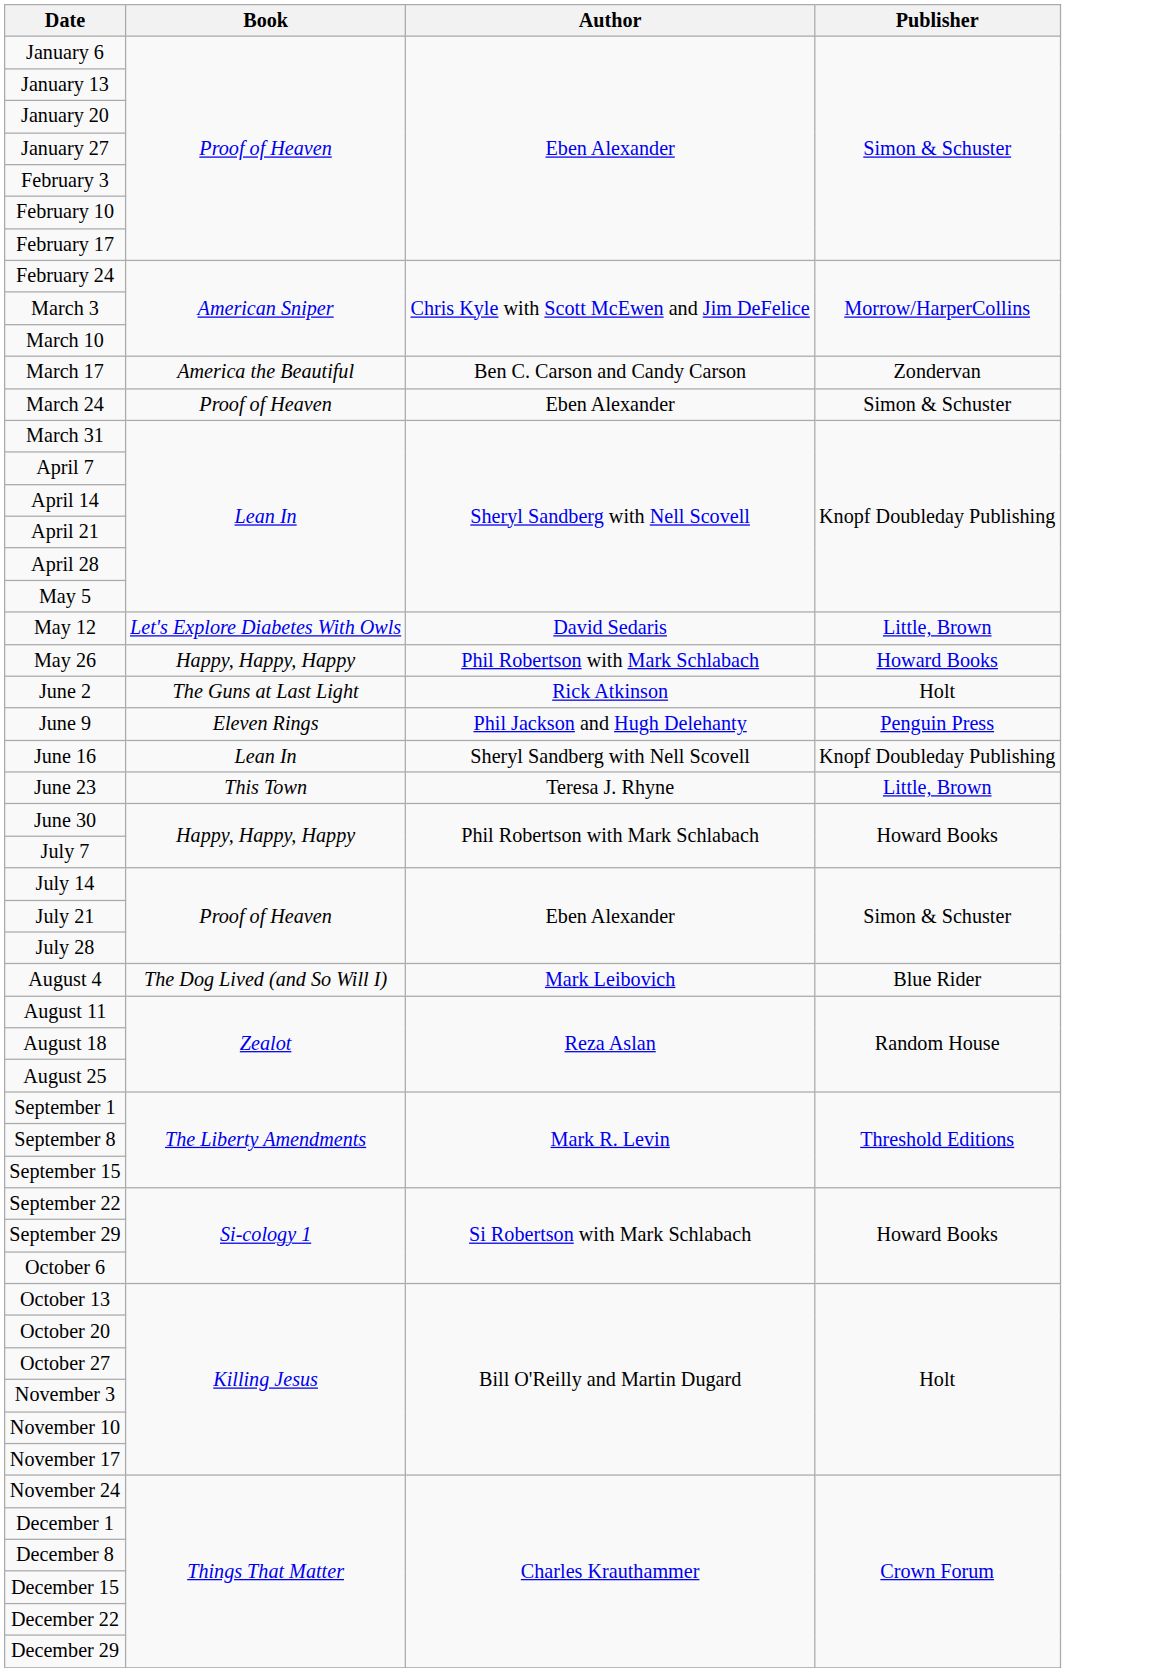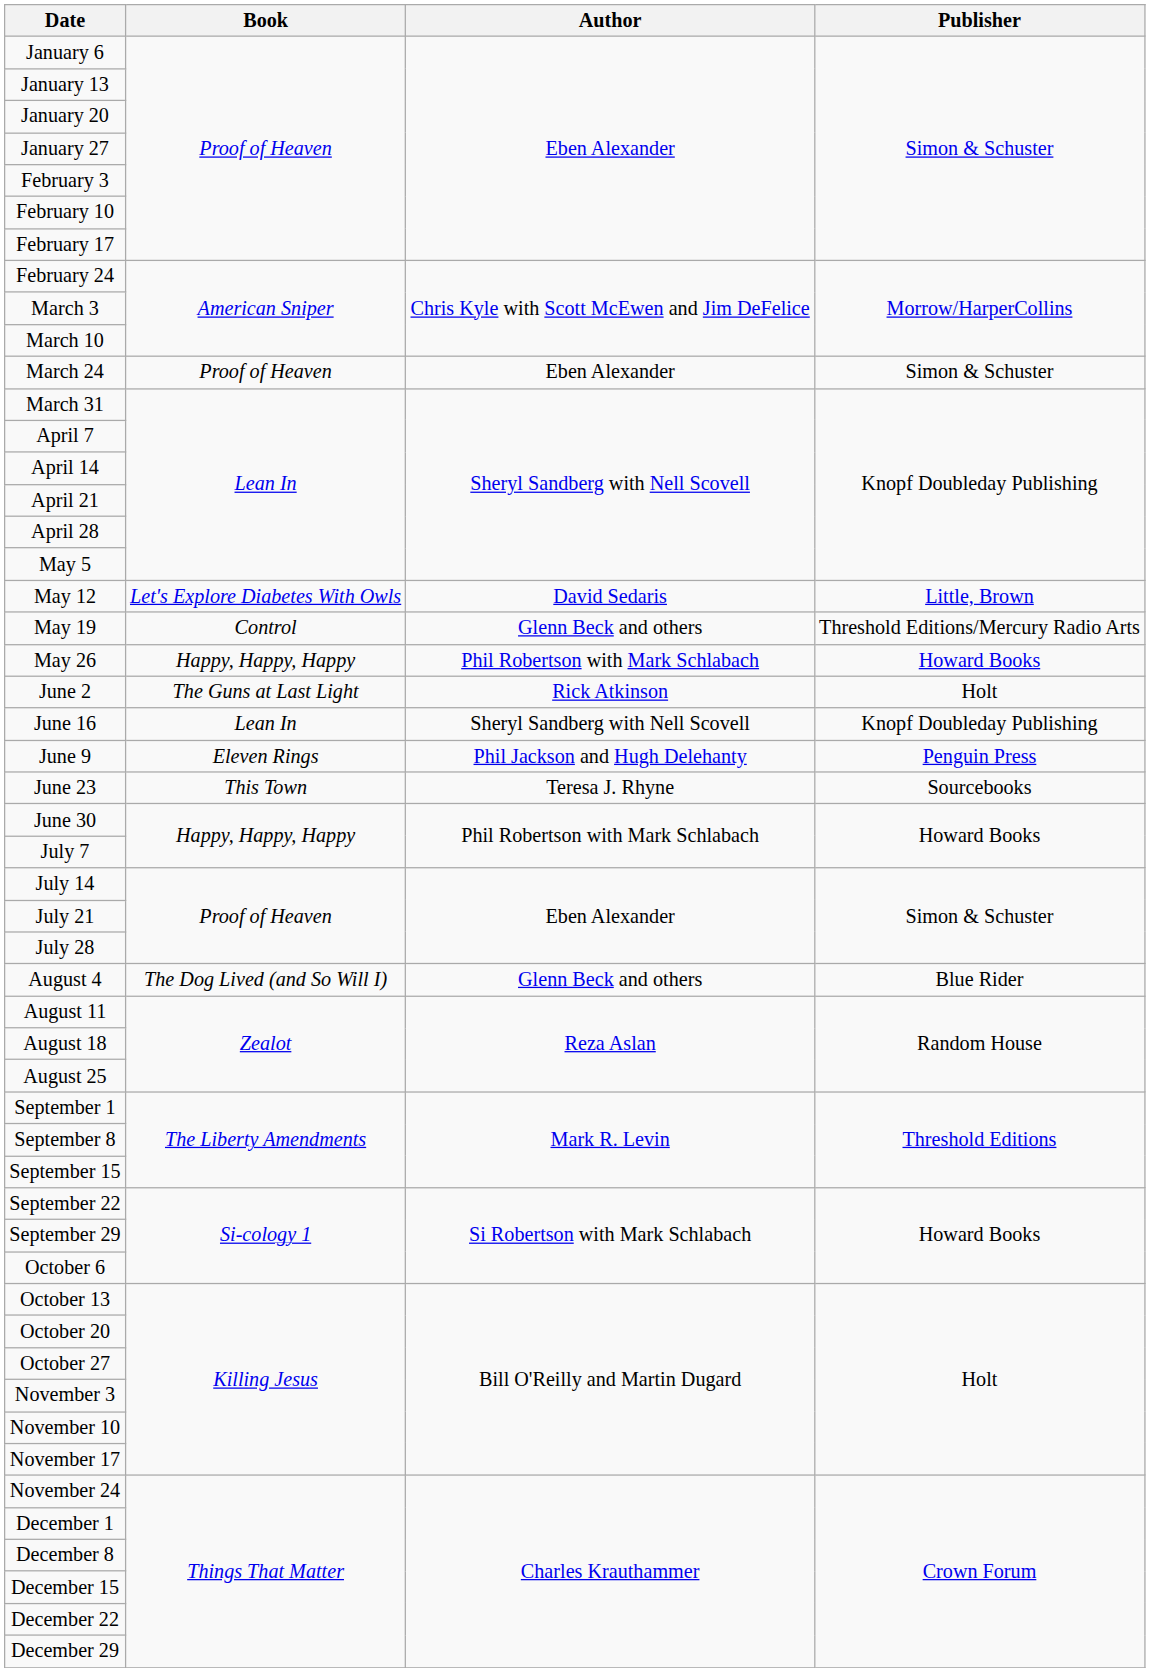- row: (65, 372)
+ row: (65, 627)
rows swapped: (65, 723) <-> (65, 755)
(937, 787) Little, Brown -> (979, 787) Sourcebooks
(610, 979) Mark Leibovich -> (610, 979) Glenn Beck and others
